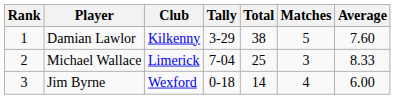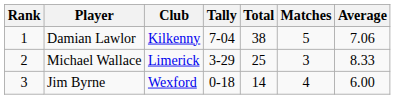(222, 37) 3-29 -> (222, 37) 7-04
(362, 37) 7.60 -> (362, 37) 7.06
(222, 60) 7-04 -> (222, 60) 3-29
